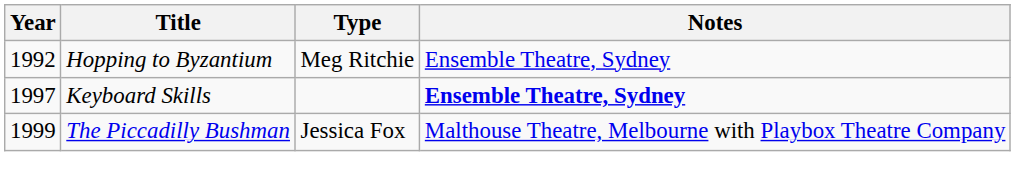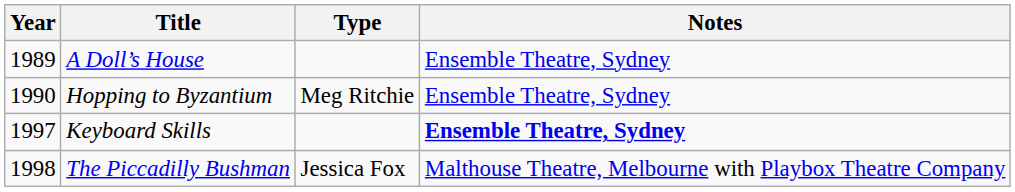+ row: (135, 58)
(33, 58) 1992 -> (33, 95) 1990
(33, 131) 1999 -> (33, 167) 1998
